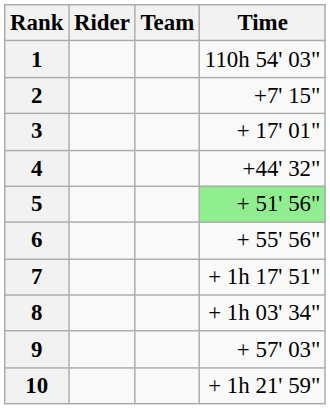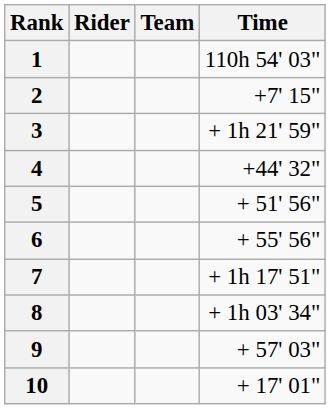(279, 131) + 17' 01" -> (264, 131) + 1h 21' 59"
(279, 204) lightgreen background -> (279, 204) no background
(264, 385) + 1h 21' 59" -> (279, 385) + 17' 01"
